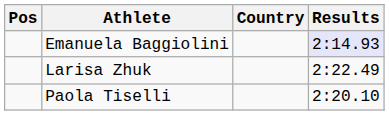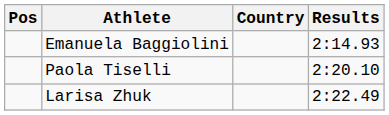(346, 44) lavender background -> (346, 44) no background
rows swapped: (108, 97) <-> (98, 70)
